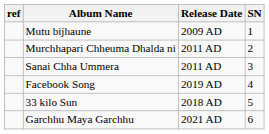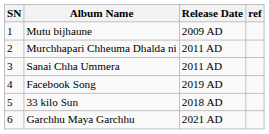columns swapped: (255, 13) <-> (14, 13)
